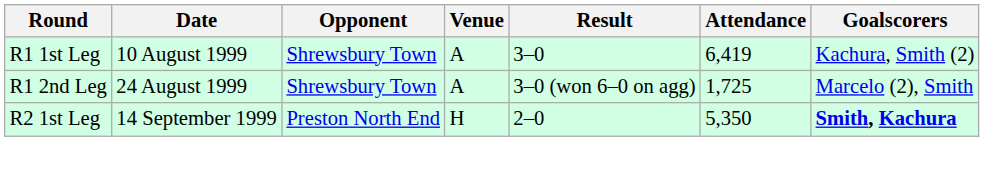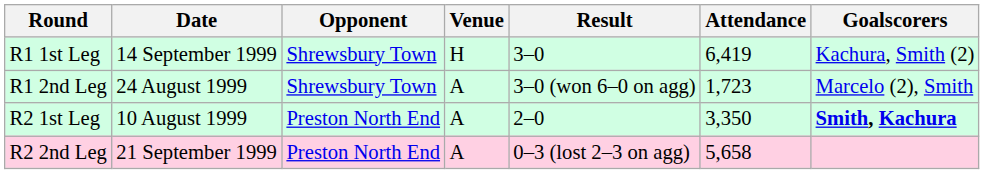(182, 53) 10 August 1999 -> (197, 53) 14 September 1999
(457, 53) A -> (457, 53) H
(728, 86) 1,725 -> (728, 86) 1,723
(197, 119) 14 September 1999 -> (182, 119) 10 August 1999
(457, 119) H -> (457, 119) A
(728, 119) 5,350 -> (728, 119) 3,350
+ row: (58, 151)
